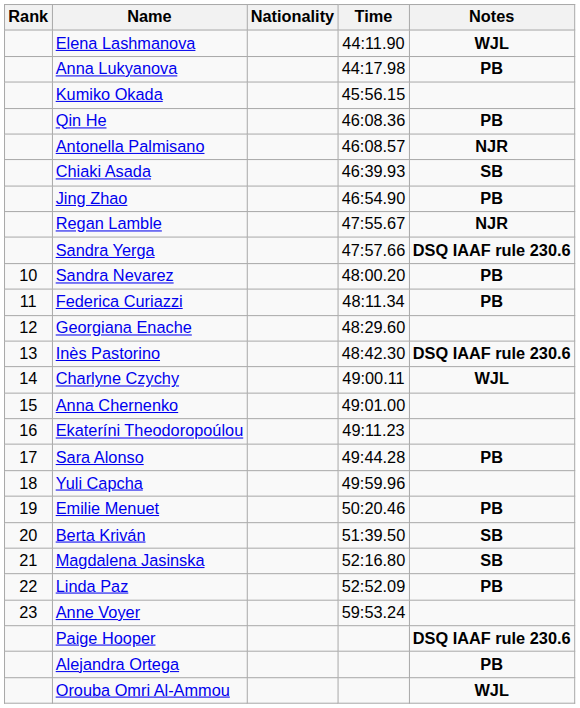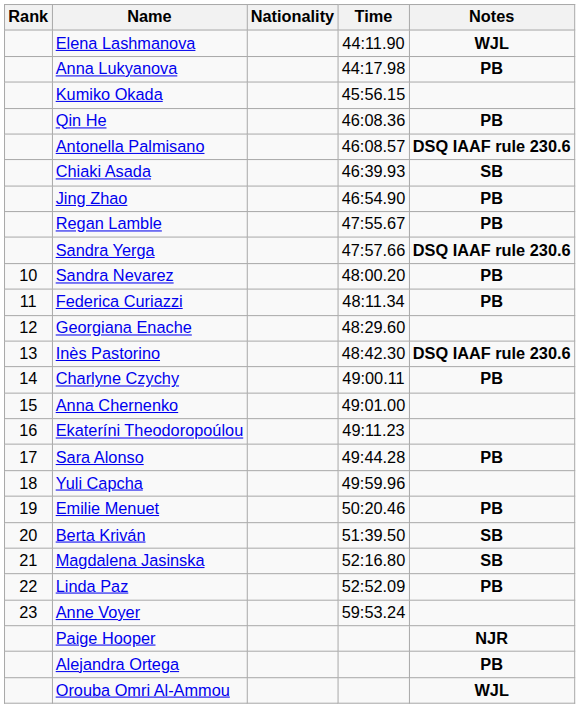(492, 146) NJR -> (492, 146) DSQ IAAF rule 230.6
(492, 224) NJR -> (492, 224) PB
(492, 379) WJL -> (492, 379) PB
(492, 638) DSQ IAAF rule 230.6 -> (492, 638) NJR
